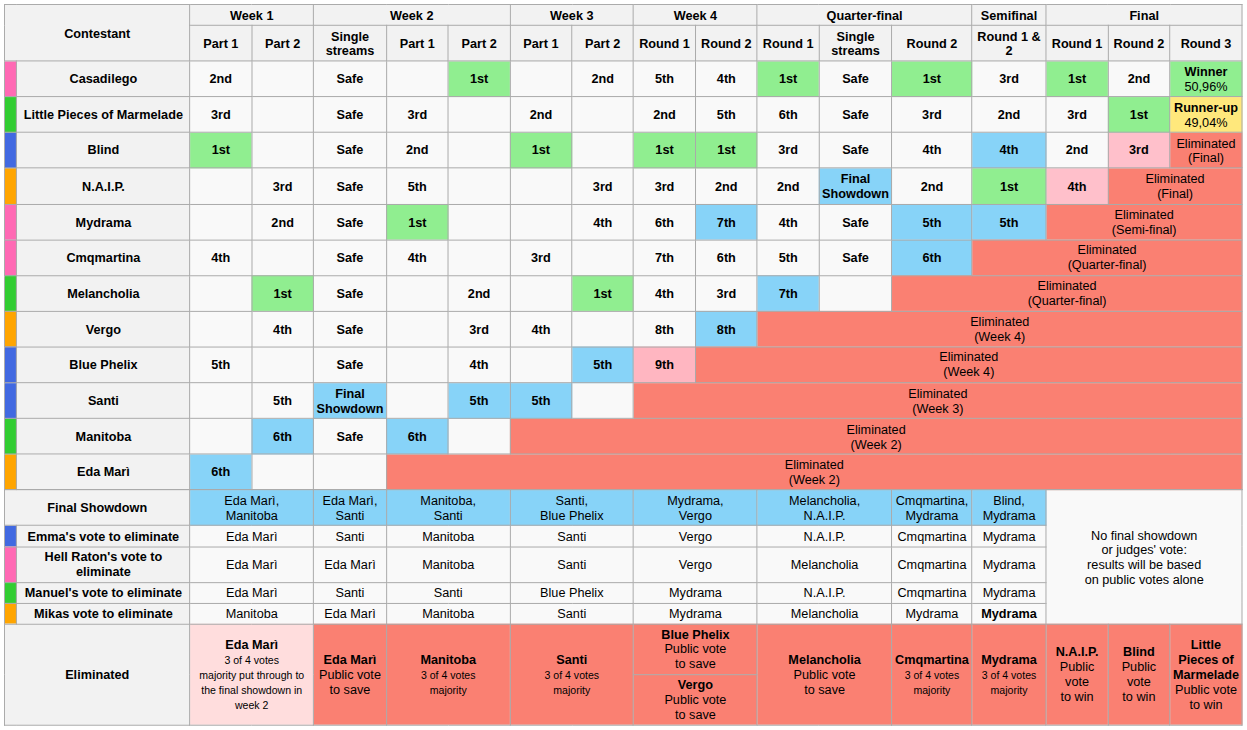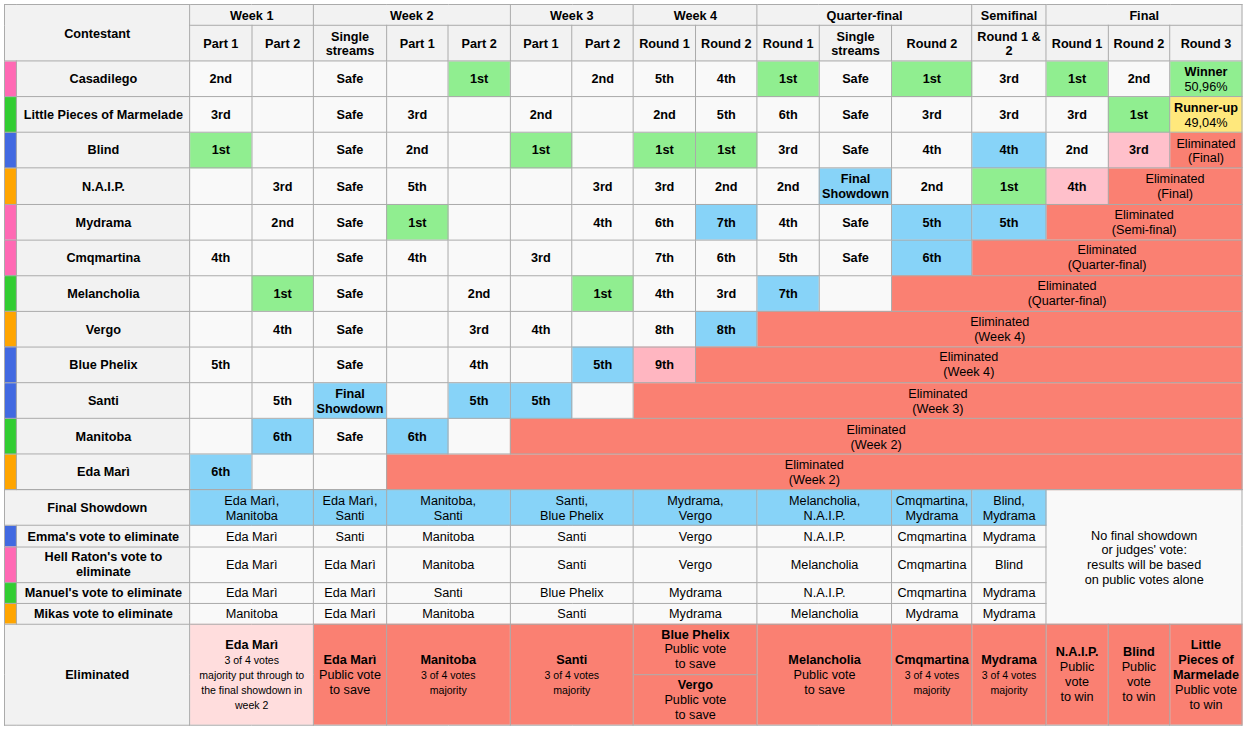(1009, 115) 2nd -> (1009, 115) 3rd
(1009, 564) Mydrama -> (1009, 564) Blind
(350, 592) Santi -> (350, 592) Eda Marì
(1009, 613) bold -> (1009, 613) normal
